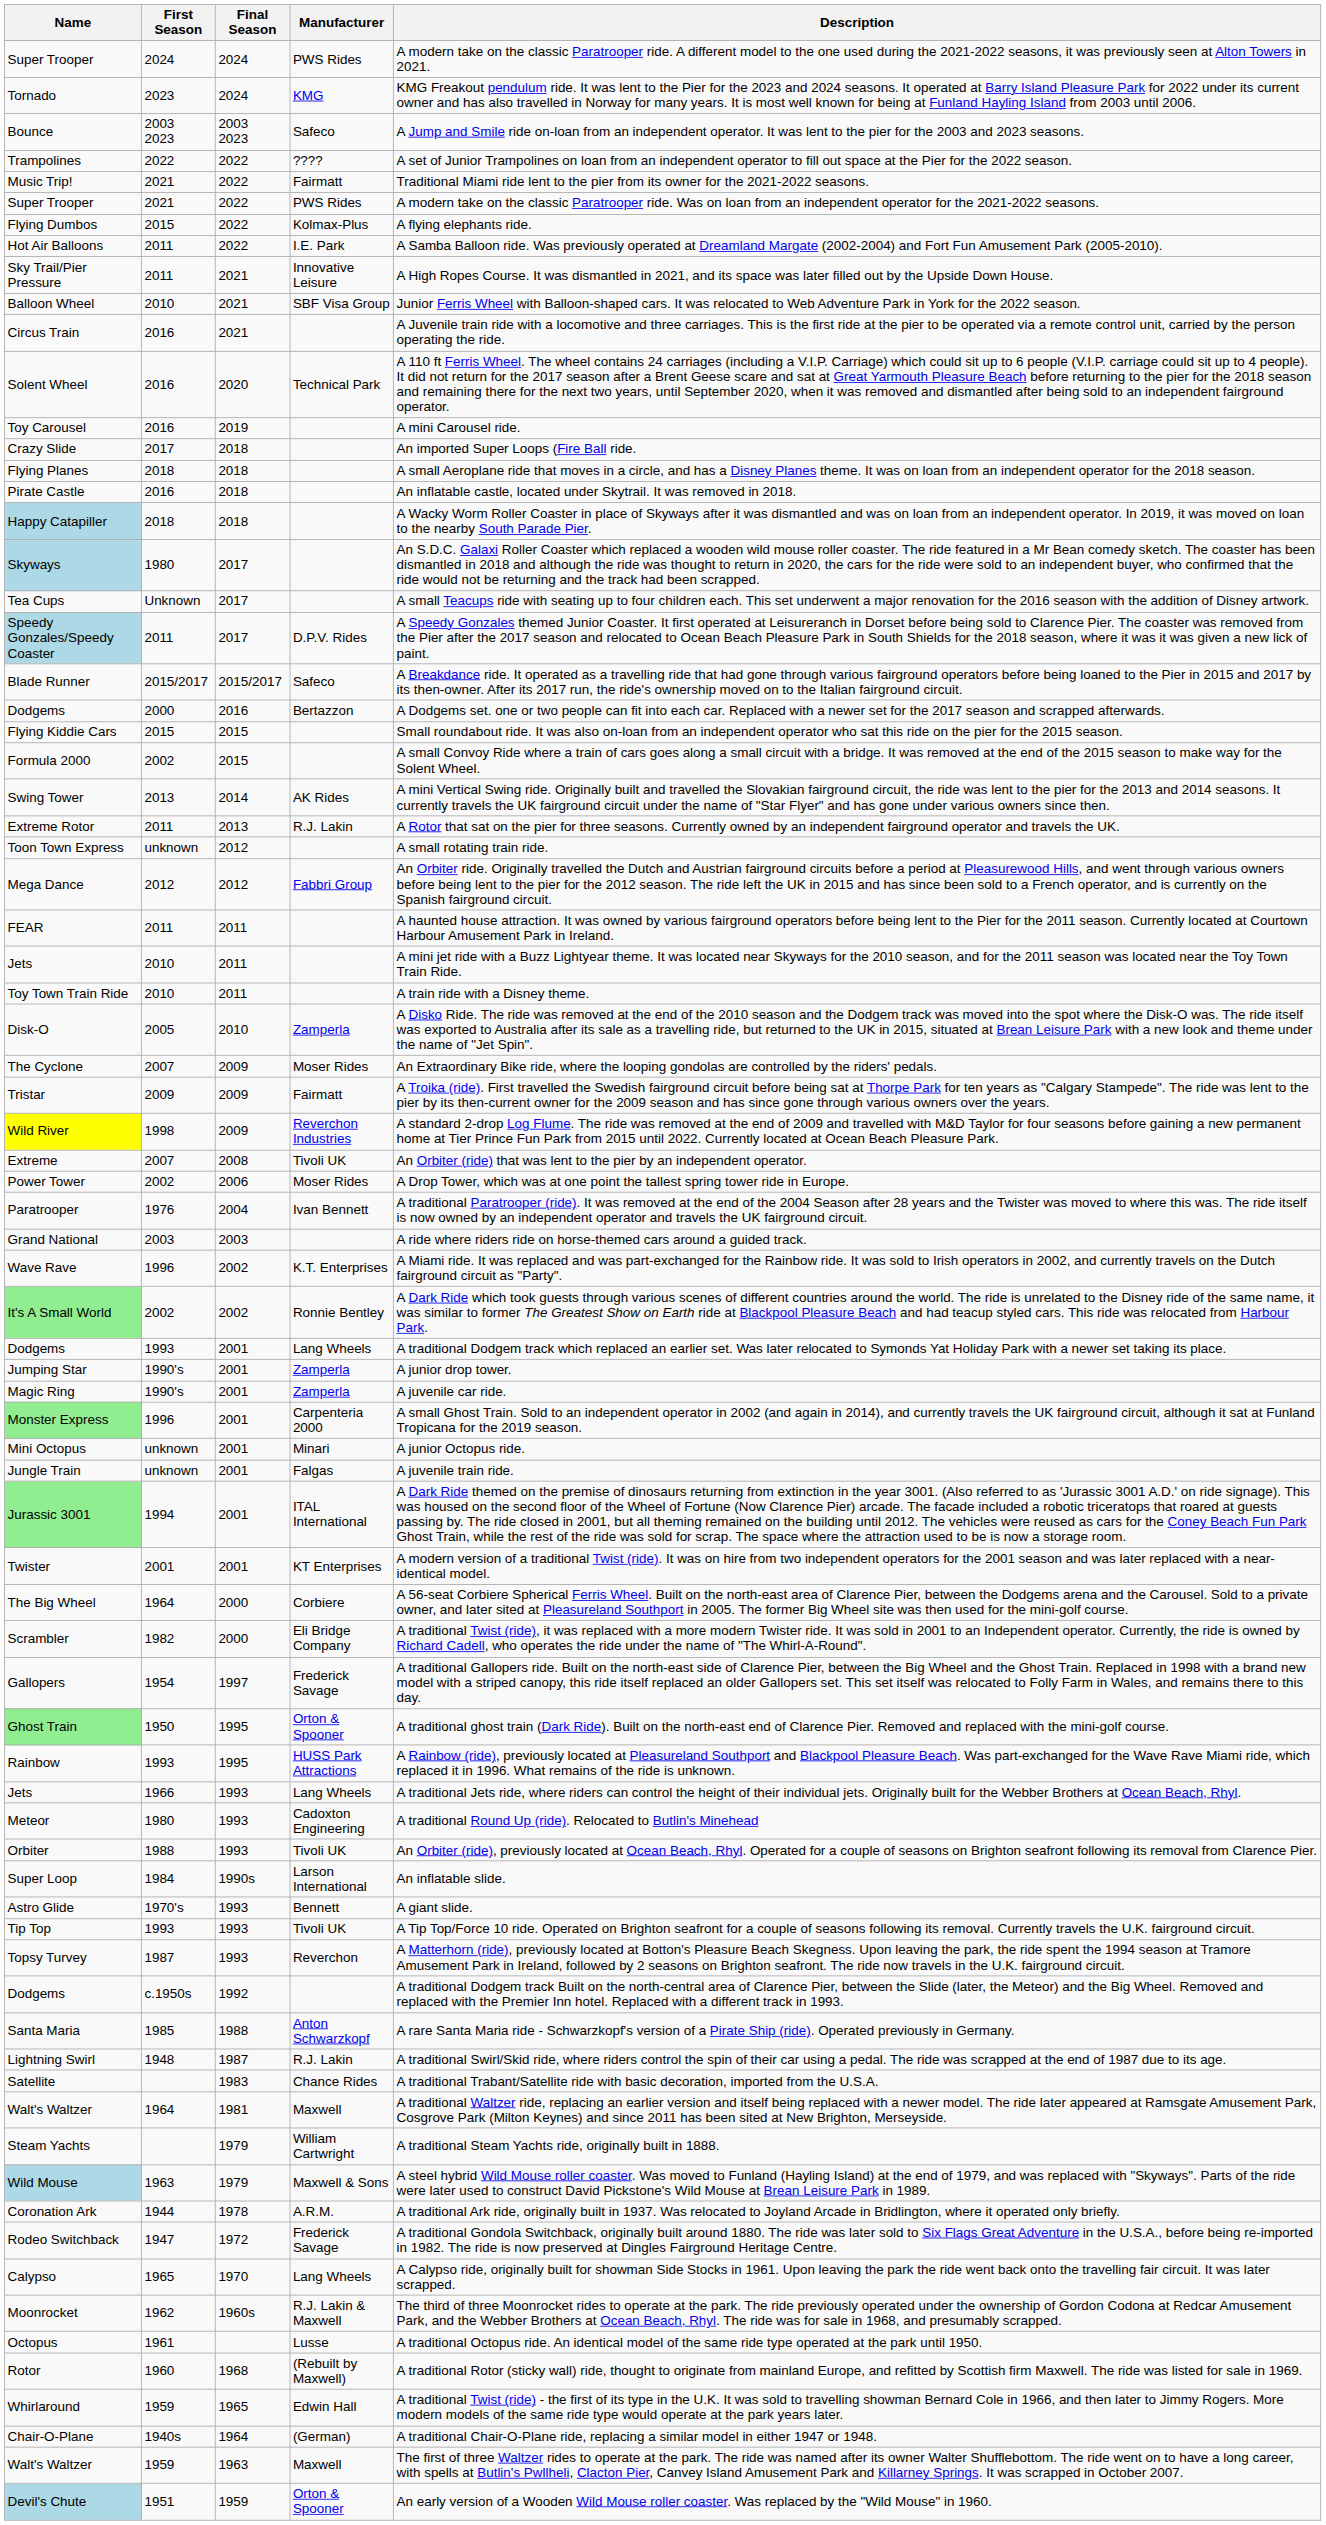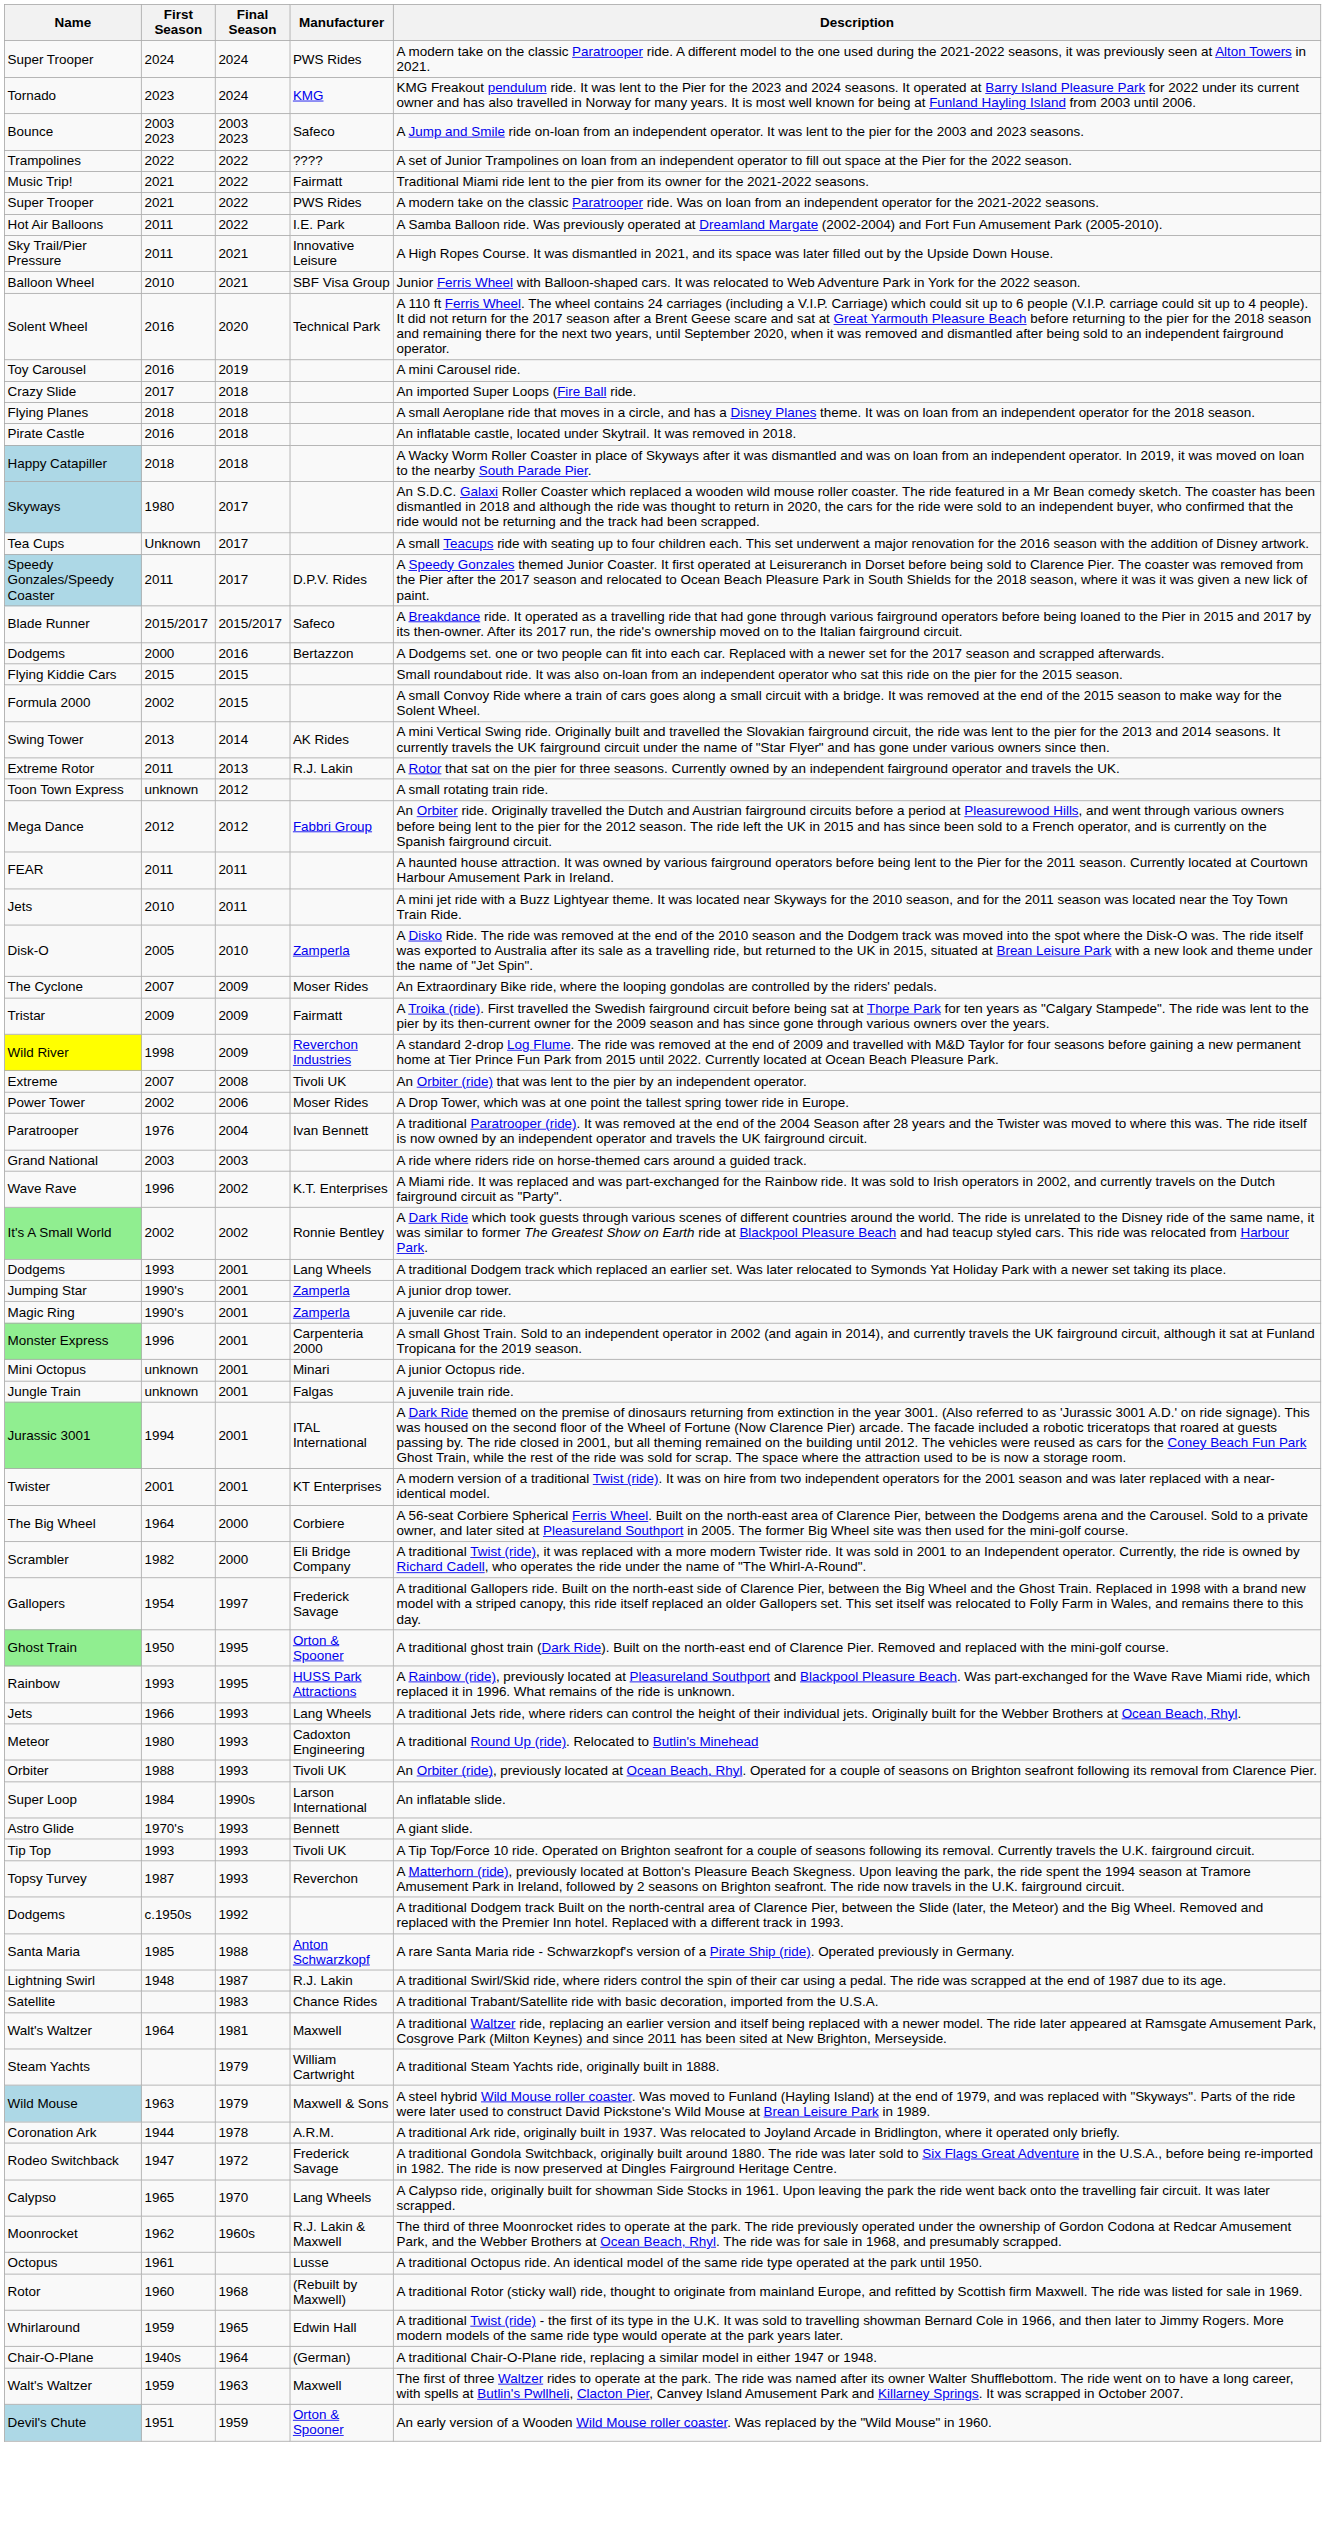- row: (52, 224)
- row: (43, 332)
- row: (68, 993)
